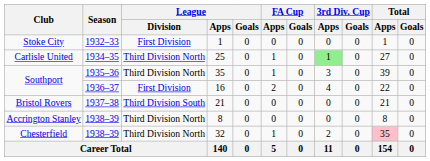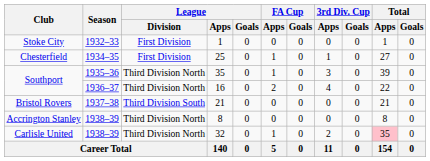(44, 57) Carlisle United -> (44, 57) Chesterfield
(164, 57) Third Division North -> (164, 57) First Division
(328, 57) lightgreen background -> (328, 57) no background
(164, 88) First Division -> (164, 88) Third Division North
(44, 133) Chesterfield -> (44, 133) Carlisle United
